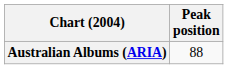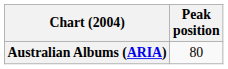(196, 52) 88 -> (196, 52) 80
